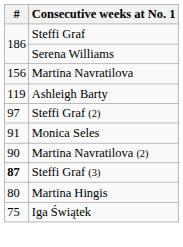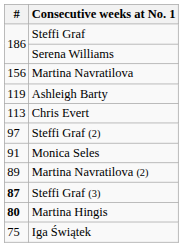+ row: (60, 113)
(14, 152) 90 -> (14, 172) 89
(14, 192) normal -> (14, 212) bold
